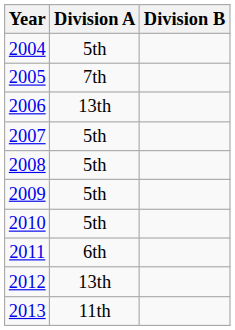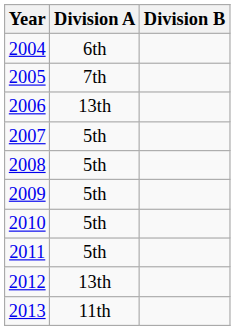(95, 48) 5th -> (95, 48) 6th
(95, 252) 6th -> (95, 252) 5th
